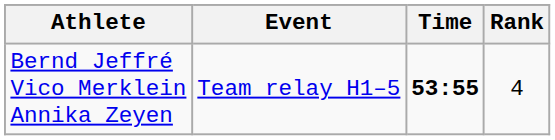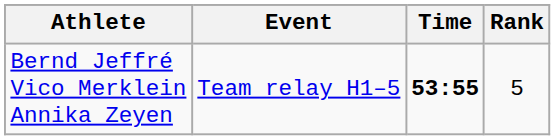(517, 89) 4 -> (517, 89) 5
